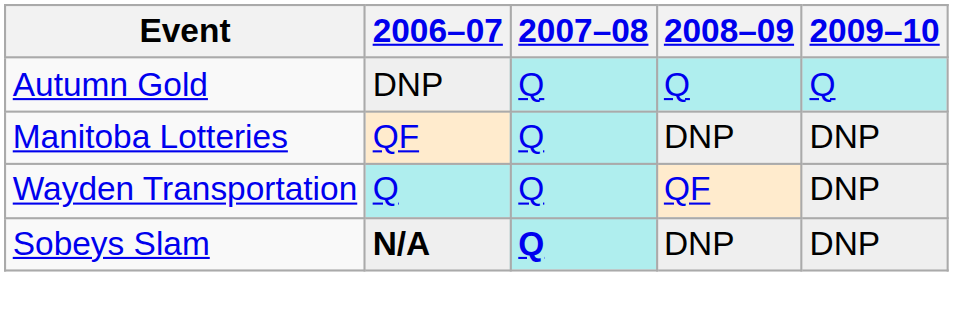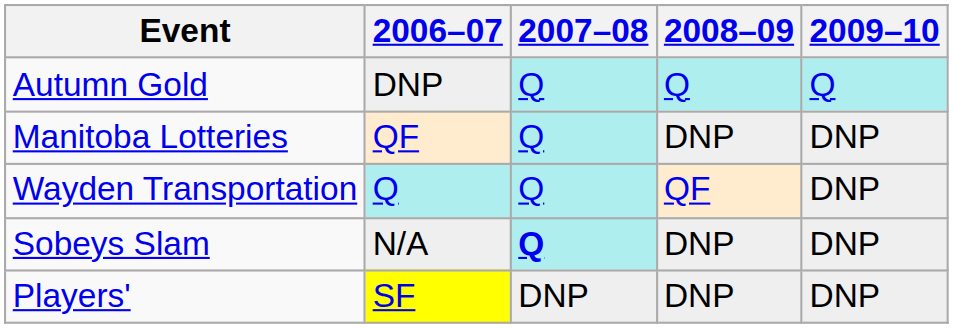(401, 243) bold -> (401, 243) normal
+ row: (72, 296)
